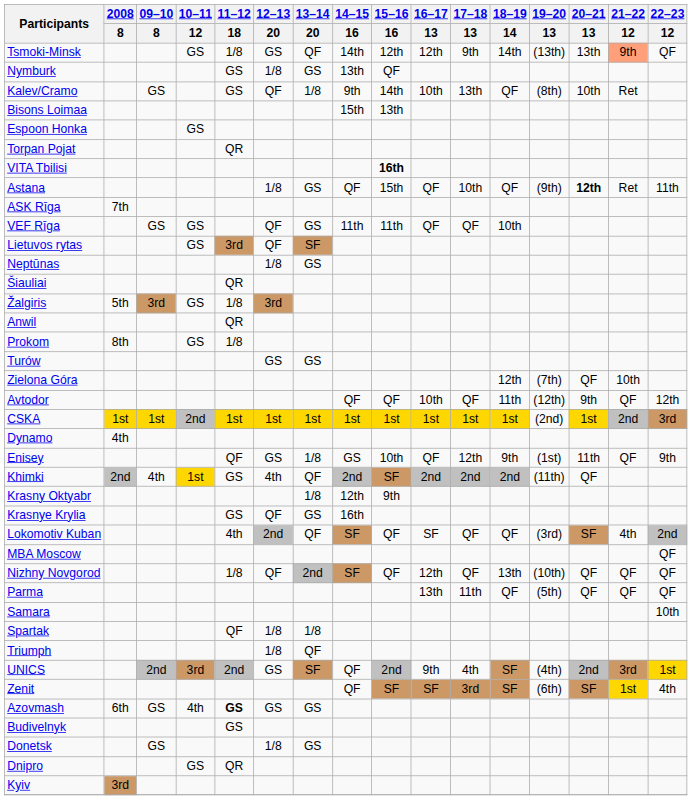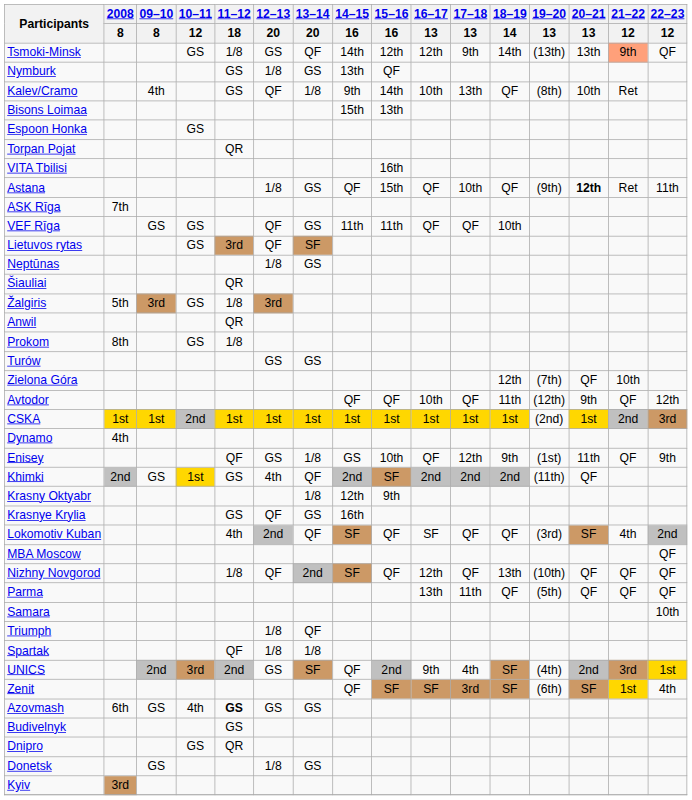(156, 91) GS -> (156, 91) 4th
(392, 168) bold -> (392, 168) normal
(156, 476) 4th -> (156, 476) GS
rows swapped: (28, 631) <-> (29, 650)
rows swapped: (25, 766) <-> (29, 746)
